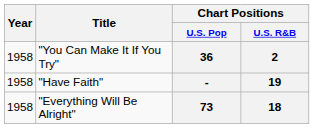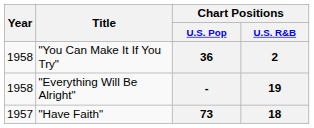(71, 82) "Have Faith" -> (88, 89) "Everything Will Be Alright"
(20, 107) 1958 -> (20, 114) 1957
(88, 107) "Everything Will Be Alright" -> (71, 114) "Have Faith"
